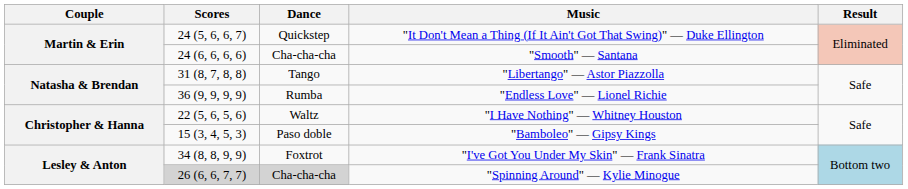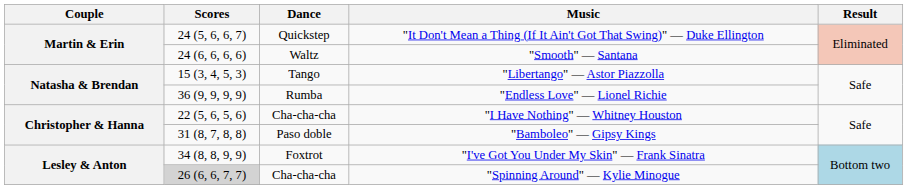(304, 54) Cha-cha-cha -> (304, 54) Waltz
(212, 74) 31 (8, 7, 8, 8) -> (212, 74) 15 (3, 4, 5, 3)
(304, 114) Waltz -> (304, 114) Cha-cha-cha
(212, 134) 15 (3, 4, 5, 3) -> (212, 134) 31 (8, 7, 8, 8)
(304, 174) lightgrey background -> (304, 174) no background
